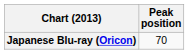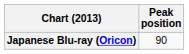(161, 40) 70 -> (161, 40) 90
